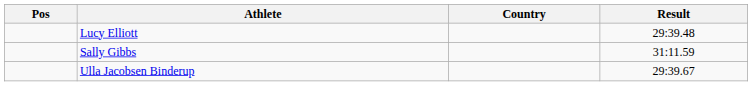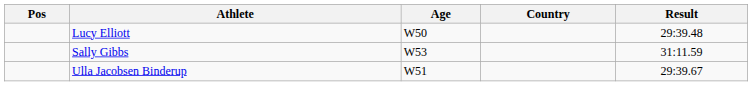+ column: (441, 14)
